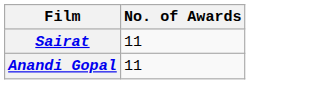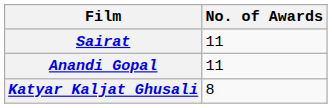+ row: (103, 91)
